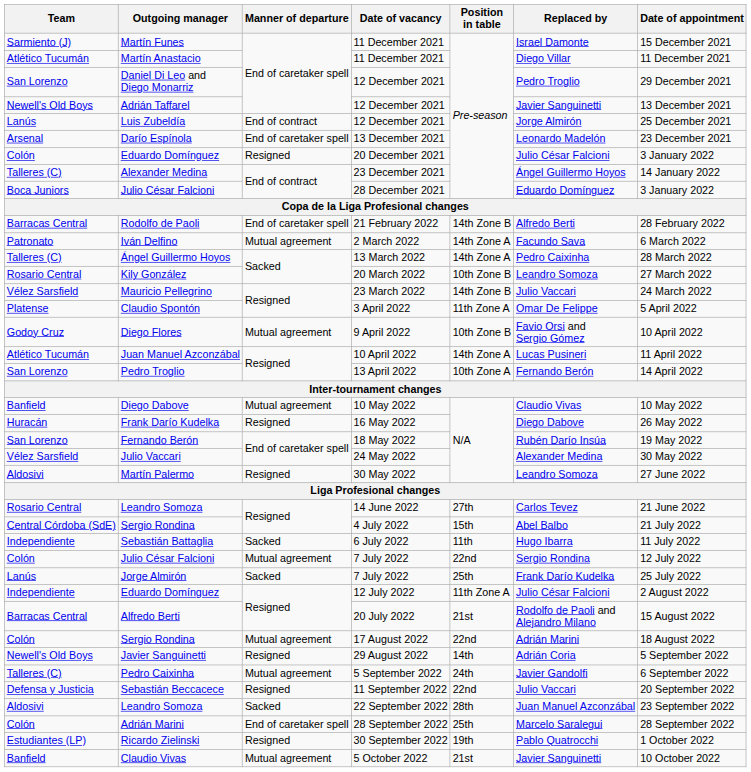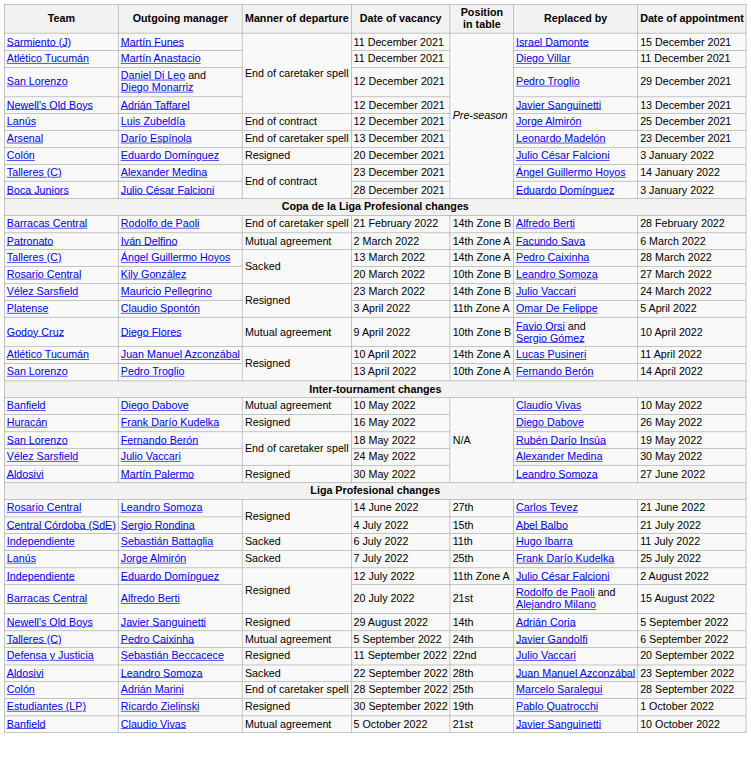- row: (168, 559)
- row: (158, 639)
